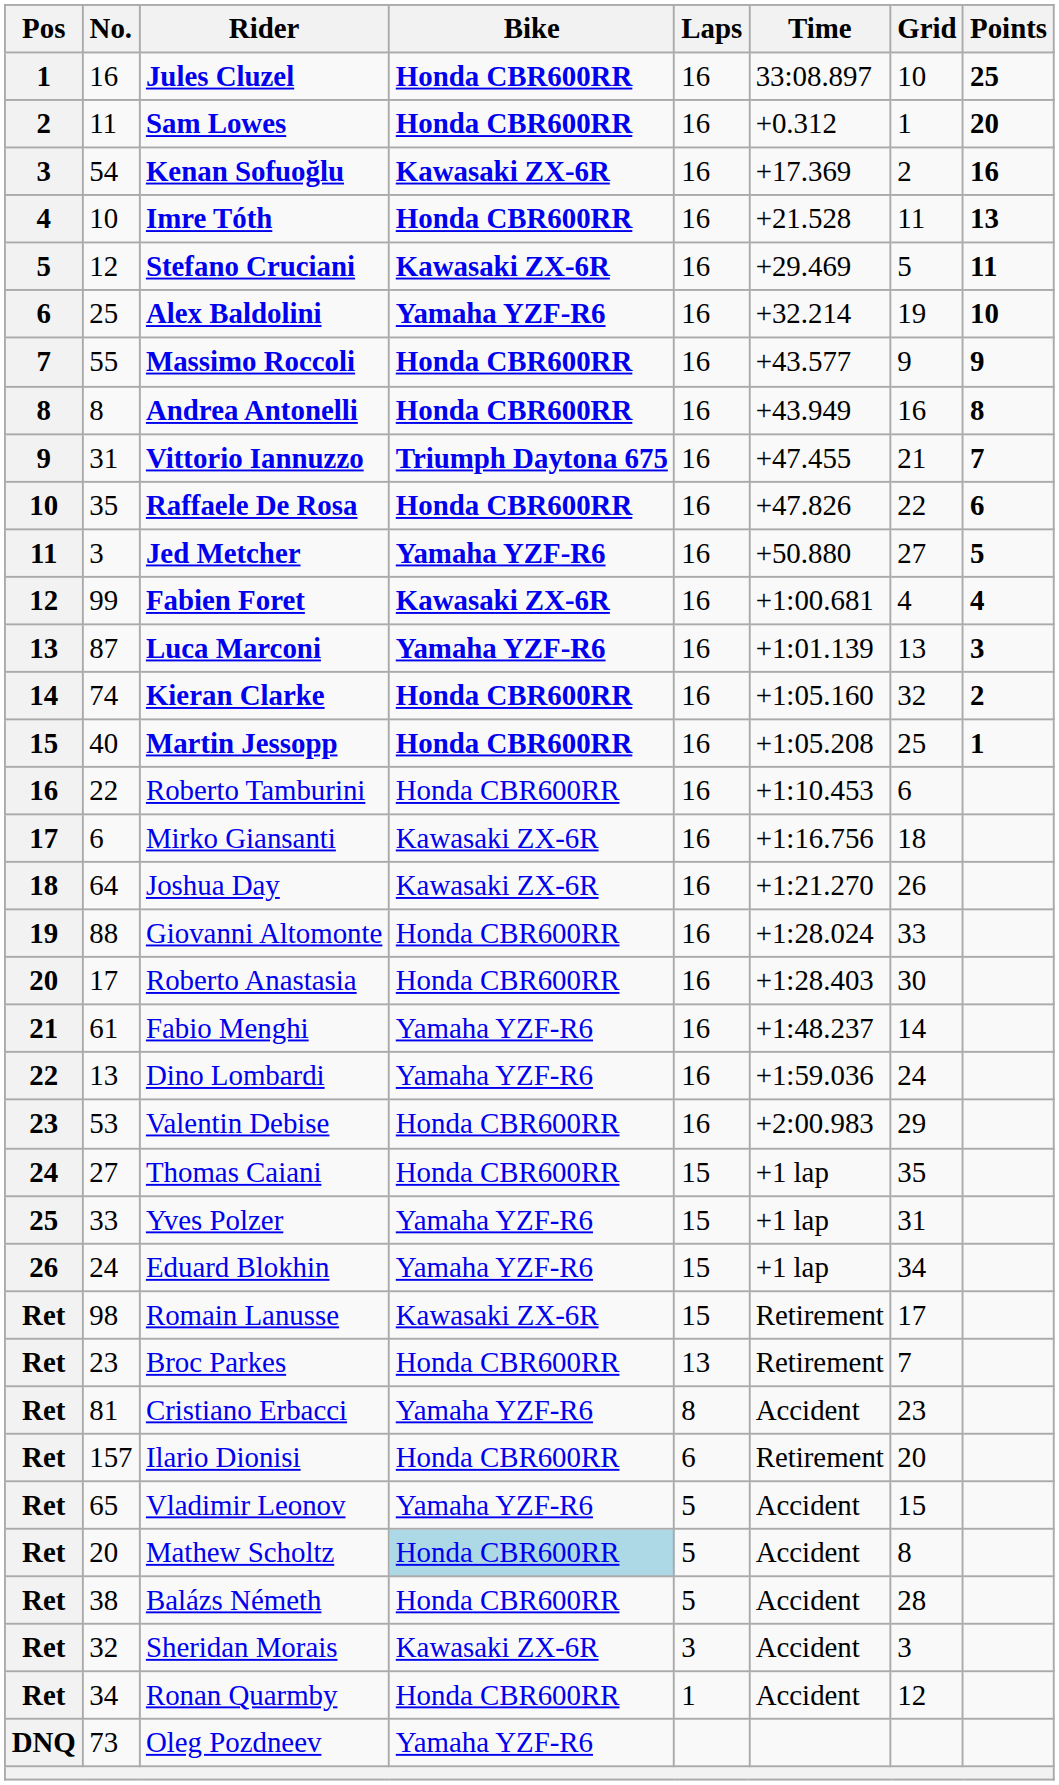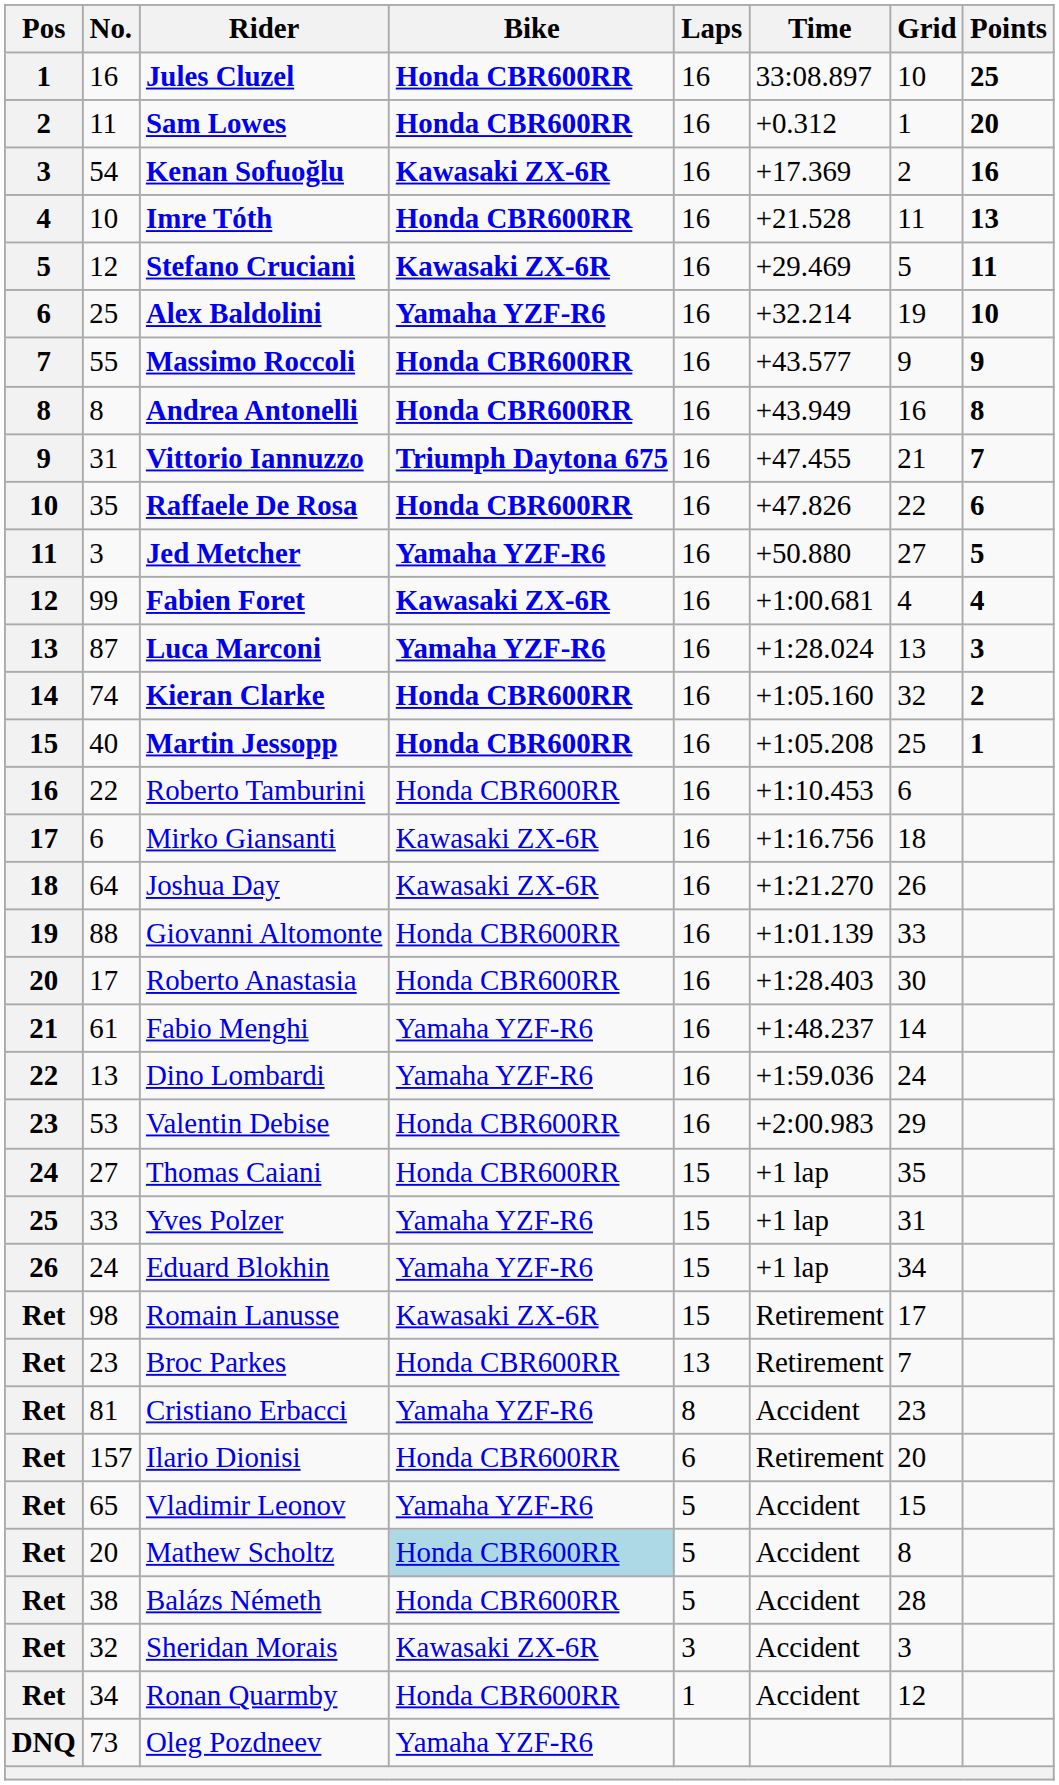(815, 647) +1:01.139 -> (815, 647) +1:28.024
(815, 933) +1:28.024 -> (815, 933) +1:01.139
